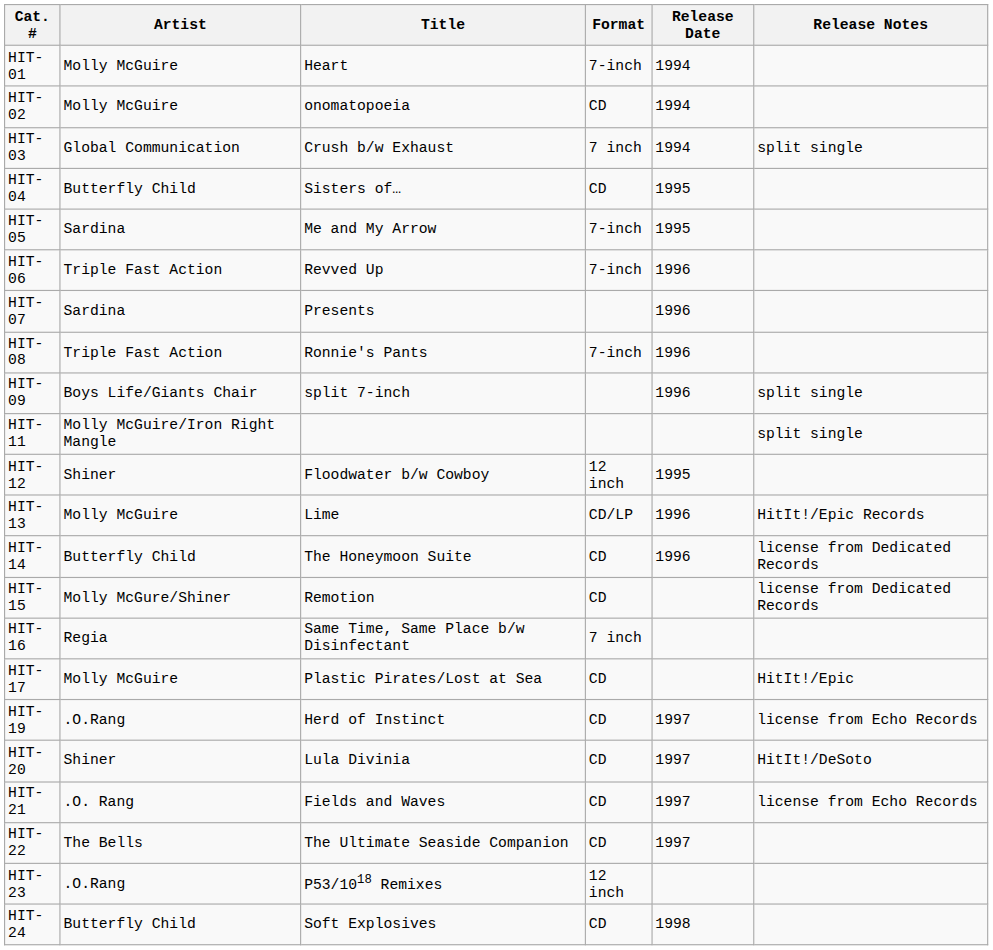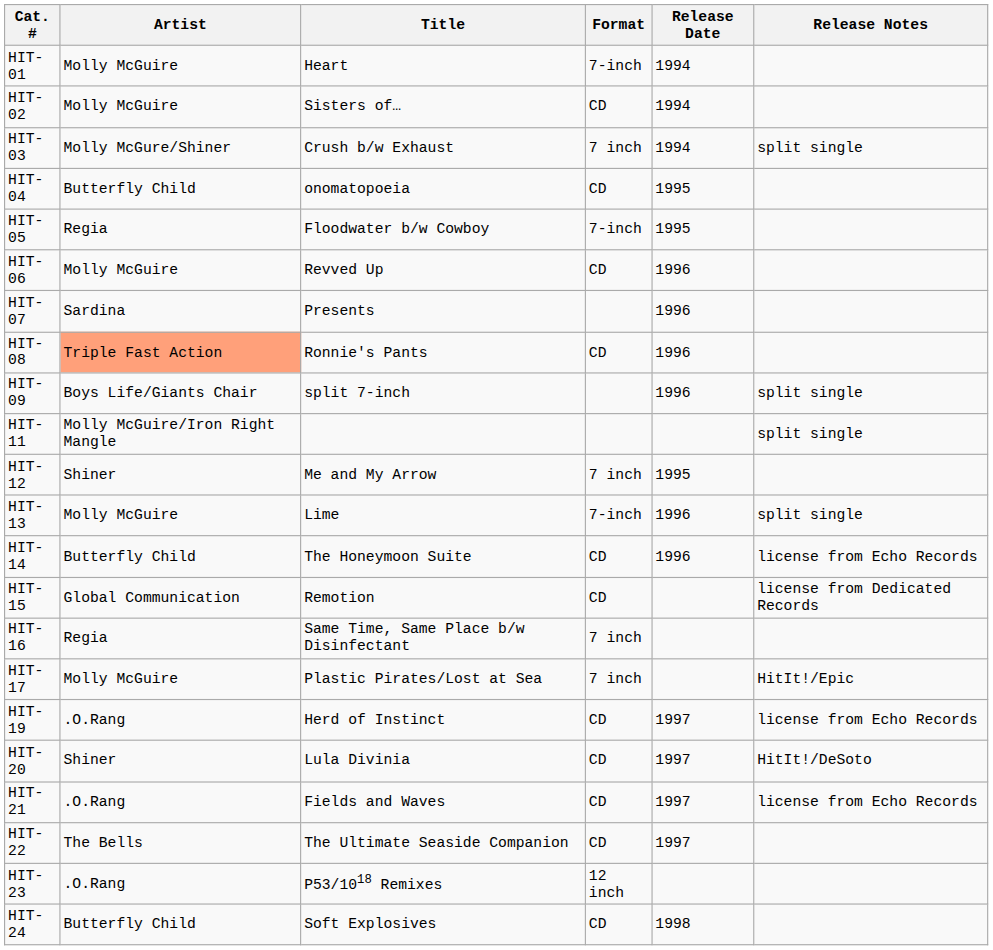(357, 107) onomatopoeia -> (353, 107) Sisters of…
(152, 148) Global Communication -> (147, 148) Molly McGure/Shiner
(353, 189) Sisters of… -> (357, 189) onomatopoeia
(94, 229) Sardina -> (86, 229) Regia
(370, 229) Me and My Arrow -> (397, 229) Floodwater b/w Cowboy
(143, 270) Triple Fast Action -> (121, 270) Molly McGuire
(615, 270) 7-inch -> (598, 270) CD
(143, 352) no background -> (143, 352) lightsalmon background
(615, 352) 7-inch -> (598, 352) CD
(397, 475) Floodwater b/w Cowboy -> (370, 475) Me and My Arrow
(607, 475) 12 inch -> (615, 475) 7 inch
(611, 516) CD/LP -> (615, 516) 7-inch
(841, 516) HitIt!/Epic Records -> (810, 516) split single
(854, 557) license from Dedicated Records -> (867, 557) license from Echo Records
(147, 597) Molly McGure/Shiner -> (152, 597) Global Communication
(598, 679) CD -> (615, 679) 7 inch
(99, 802) .O. Rang -> (94, 802) .O.Rang
